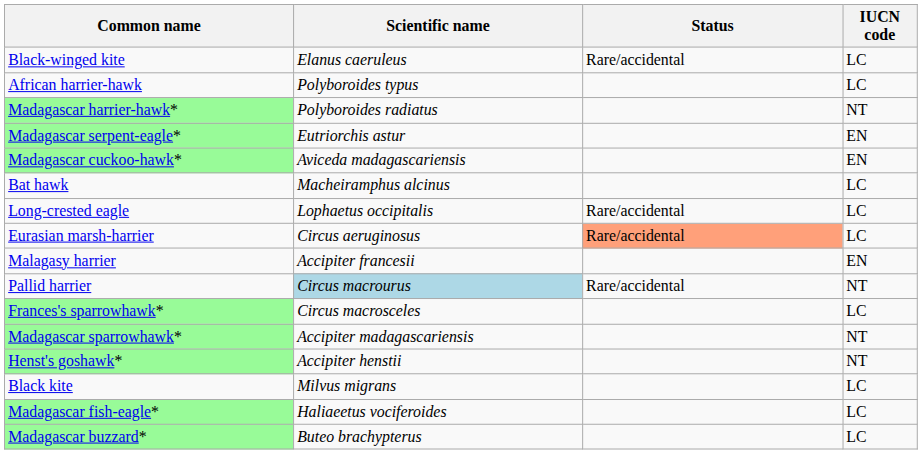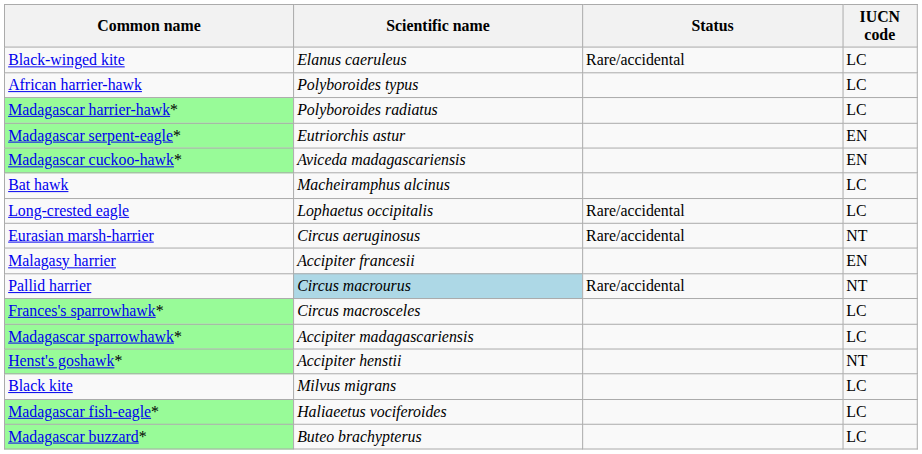(857, 110) NT -> (856, 110) LC
(635, 235) lightsalmon background -> (635, 235) no background
(856, 235) LC -> (857, 235) NT
(857, 336) NT -> (856, 336) LC
